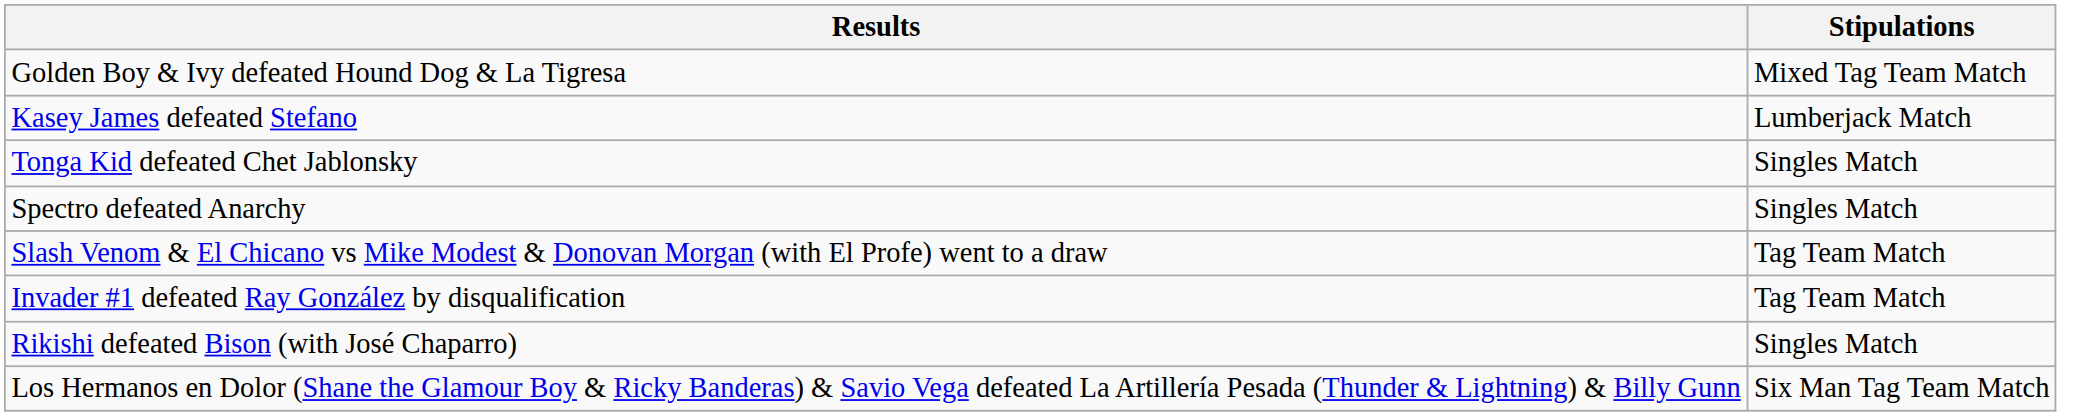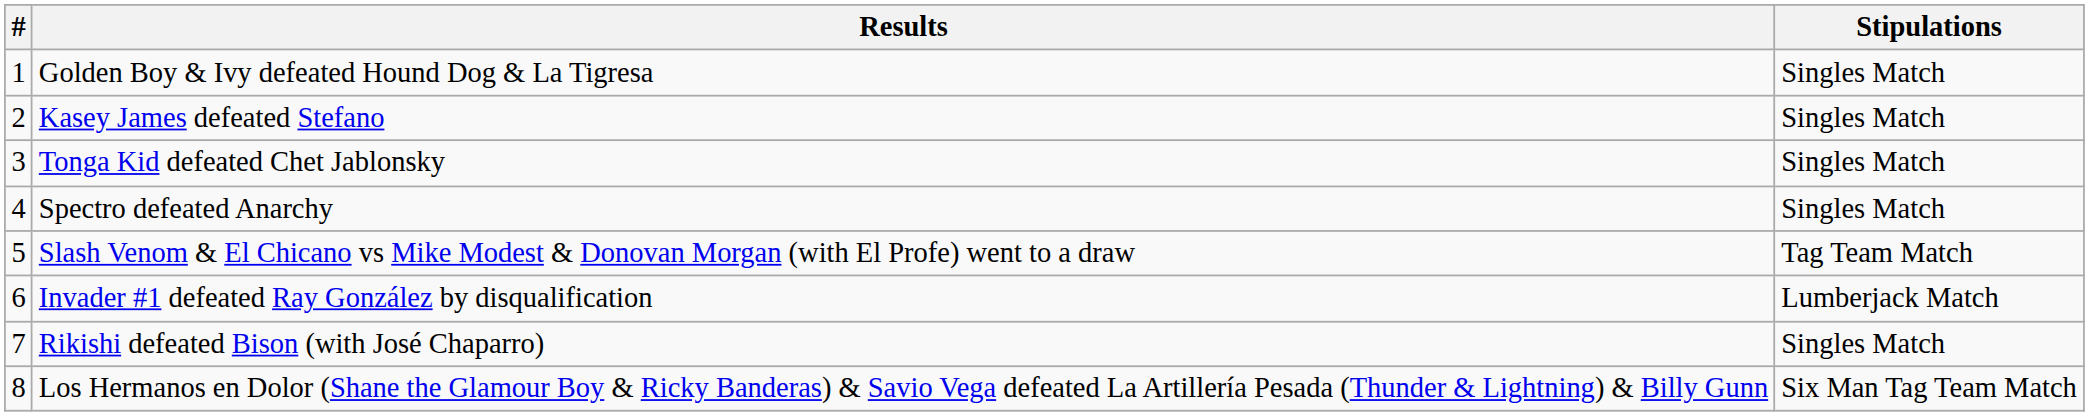+ column: (19, 27)
(1890, 72) Mixed Tag Team Match -> (1863, 72) Singles Match
(1863, 117) Lumberjack Match -> (1863, 117) Singles Match
(1850, 298) Tag Team Match -> (1890, 298) Lumberjack Match
